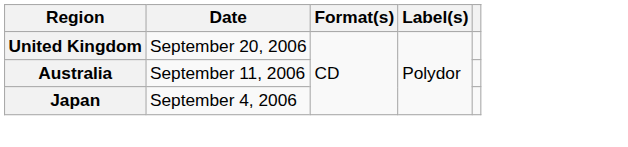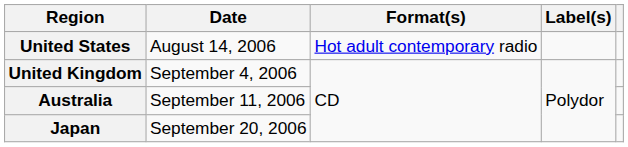+ row: (75, 45)
(228, 45) September 20, 2006 -> (223, 73) September 4, 2006
(223, 100) September 4, 2006 -> (228, 127) September 20, 2006
